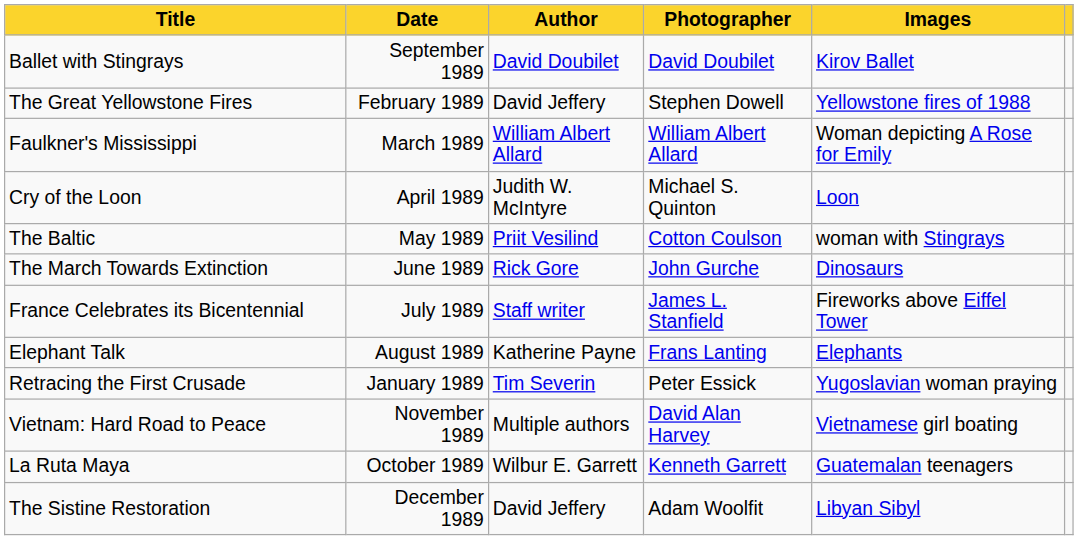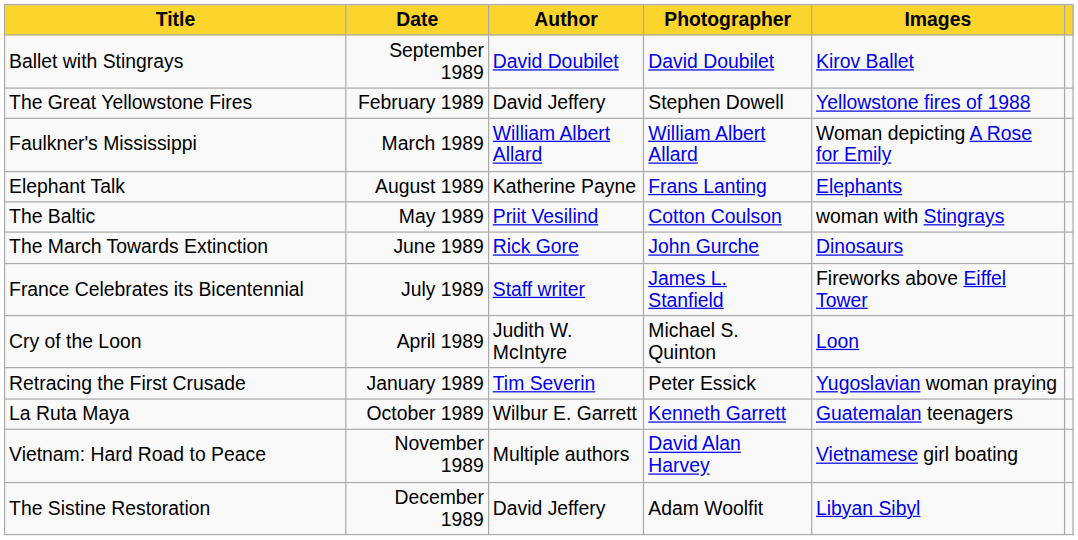rows swapped: (75, 197) <-> (67, 352)
rows swapped: (69, 466) <-> (137, 424)
